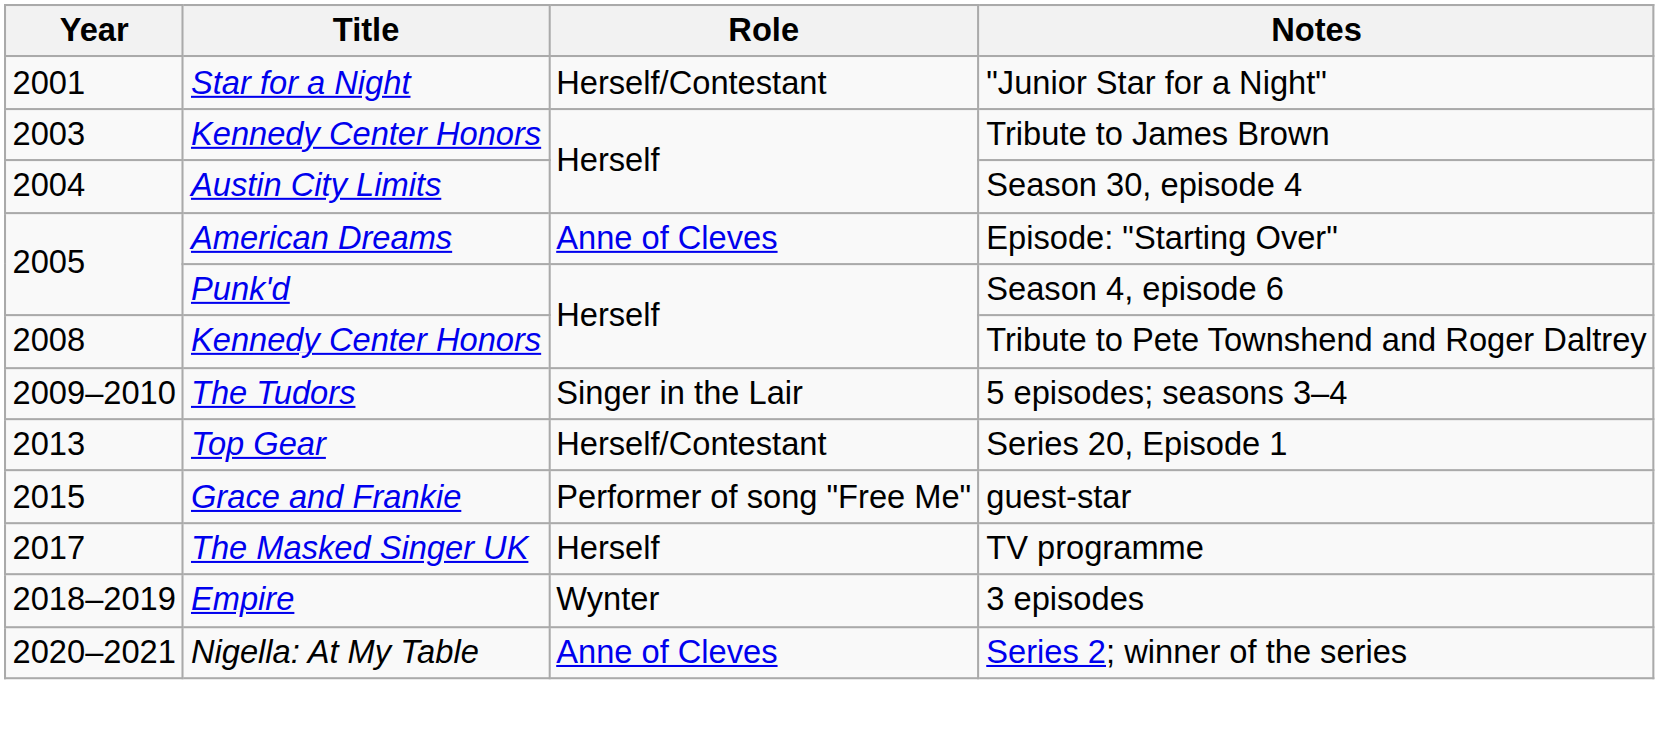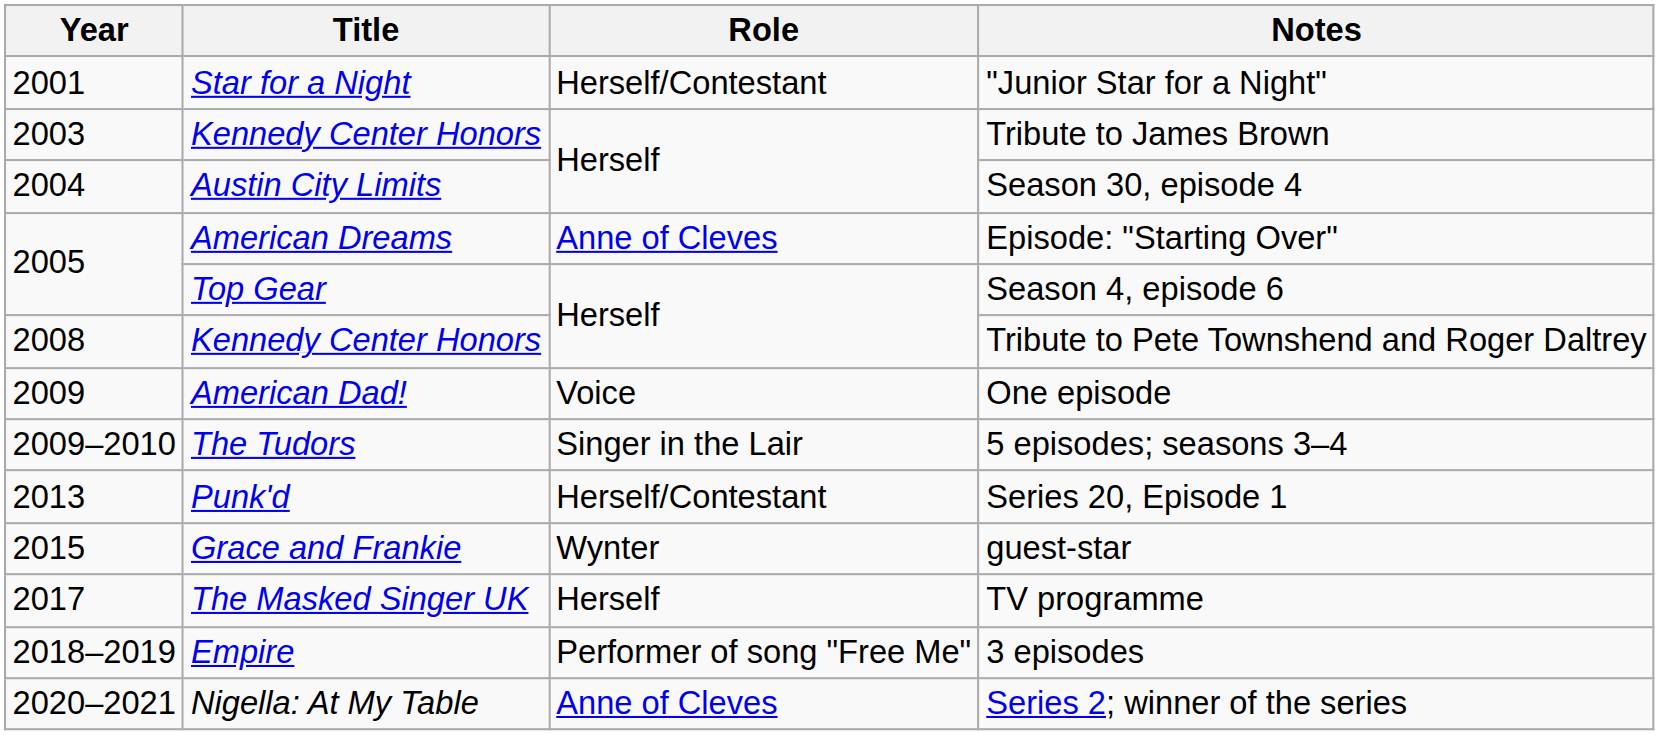(240, 289) Punk'd -> (258, 289) Top Gear
+ row: (1079, 392)
(258, 444) Top Gear -> (240, 496) Punk'd
(764, 496) Performer of song "Free Me" -> (608, 548) Wynter
(608, 599) Wynter -> (764, 651) Performer of song "Free Me"
